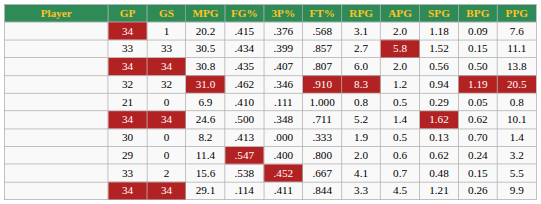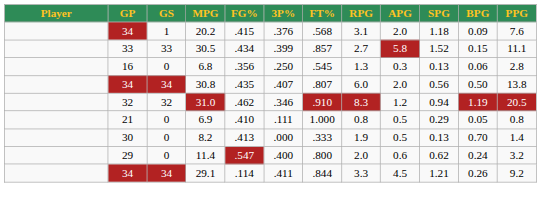+ row: (205, 66)
- row: (205, 119)
- row: (205, 173)
(517, 191) 9.9 -> (517, 173) 9.2
